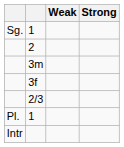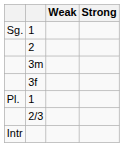rows swapped: (13, 116) <-> (15, 99)
